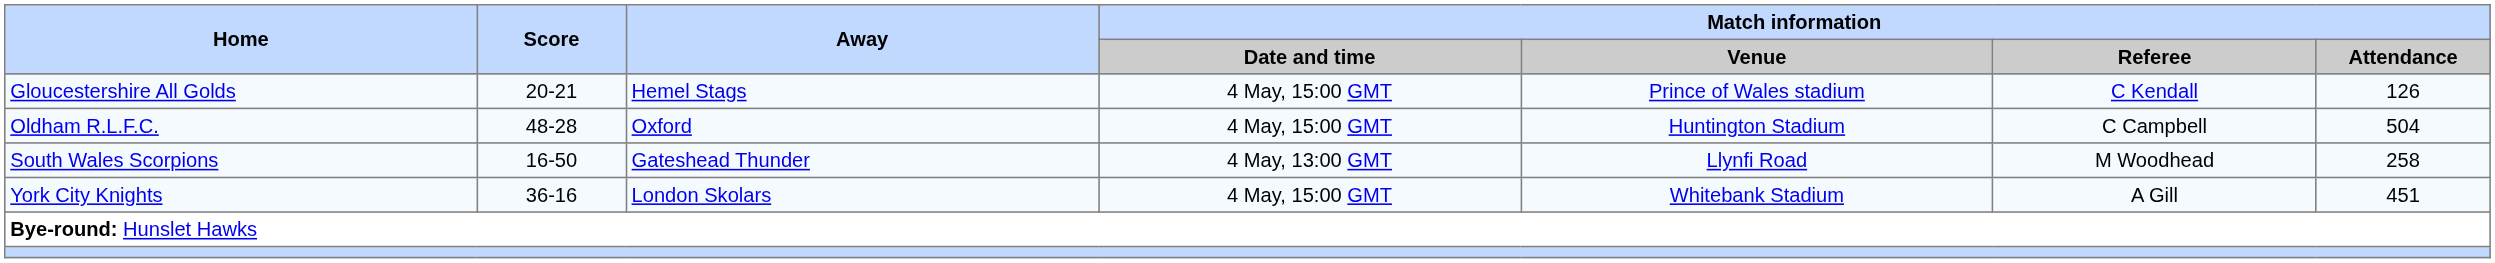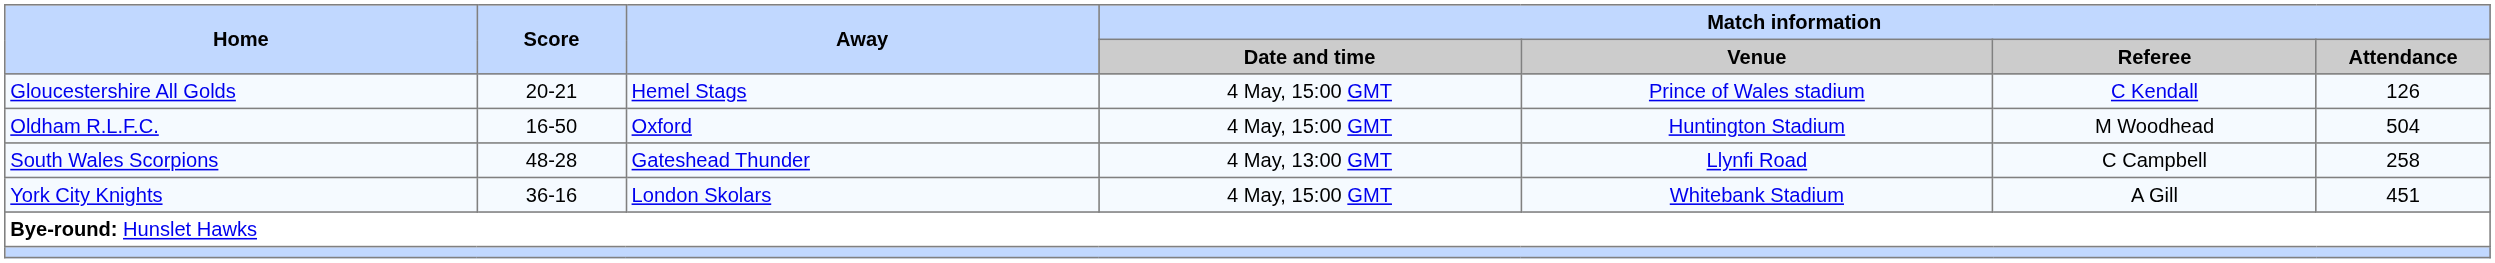(552, 126) 48-28 -> (552, 126) 16-50
(2155, 126) C Campbell -> (2155, 126) M Woodhead
(552, 160) 16-50 -> (552, 160) 48-28
(2155, 160) M Woodhead -> (2155, 160) C Campbell
